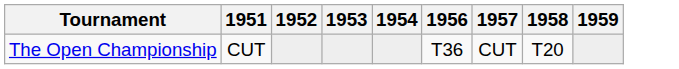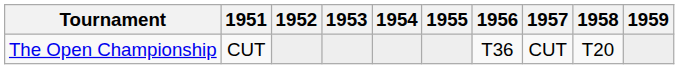+ column: (447, 20)
